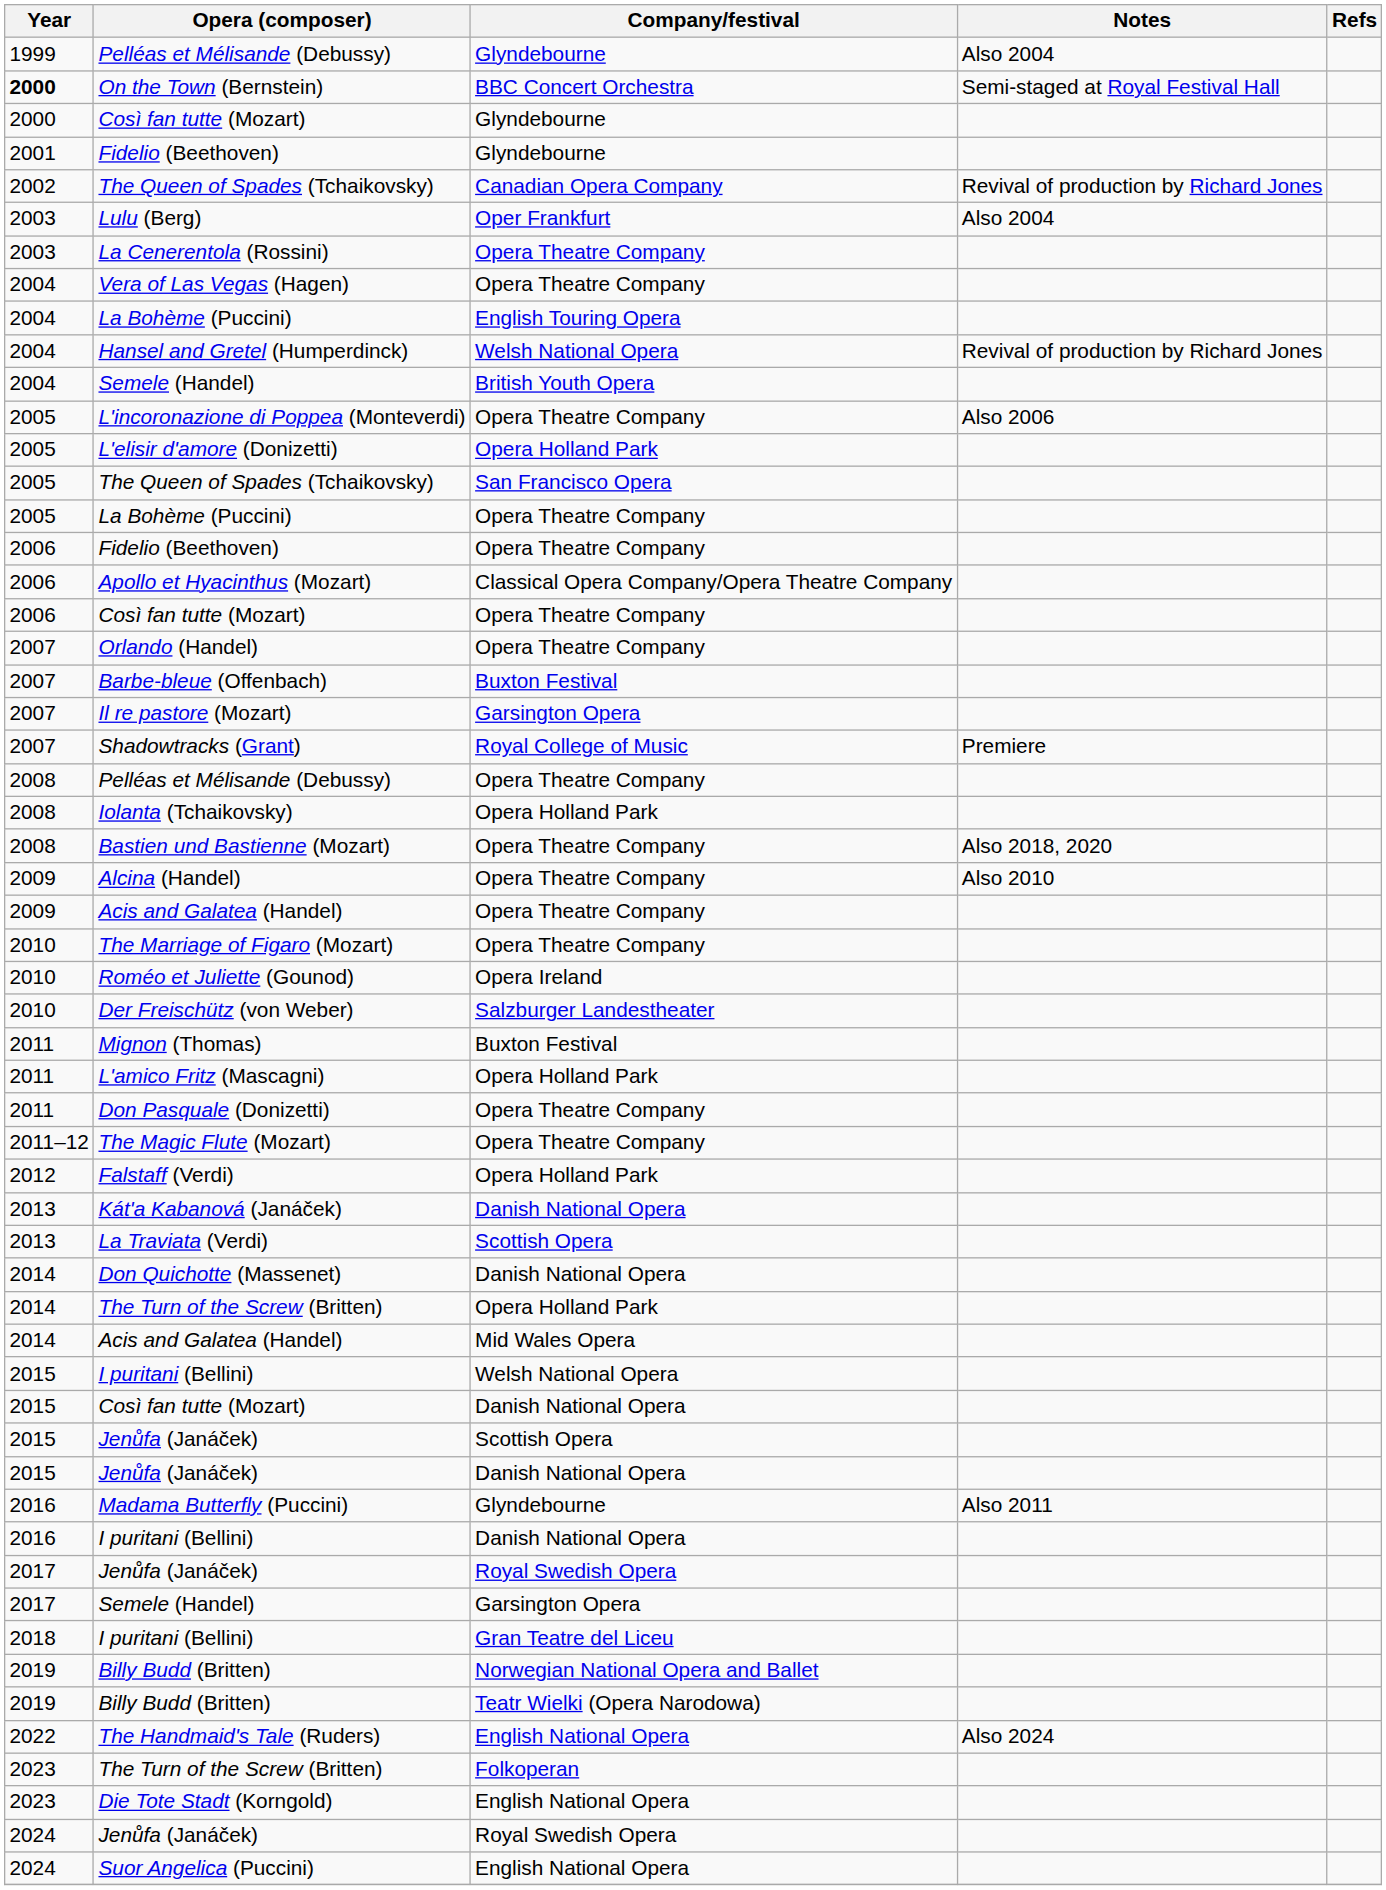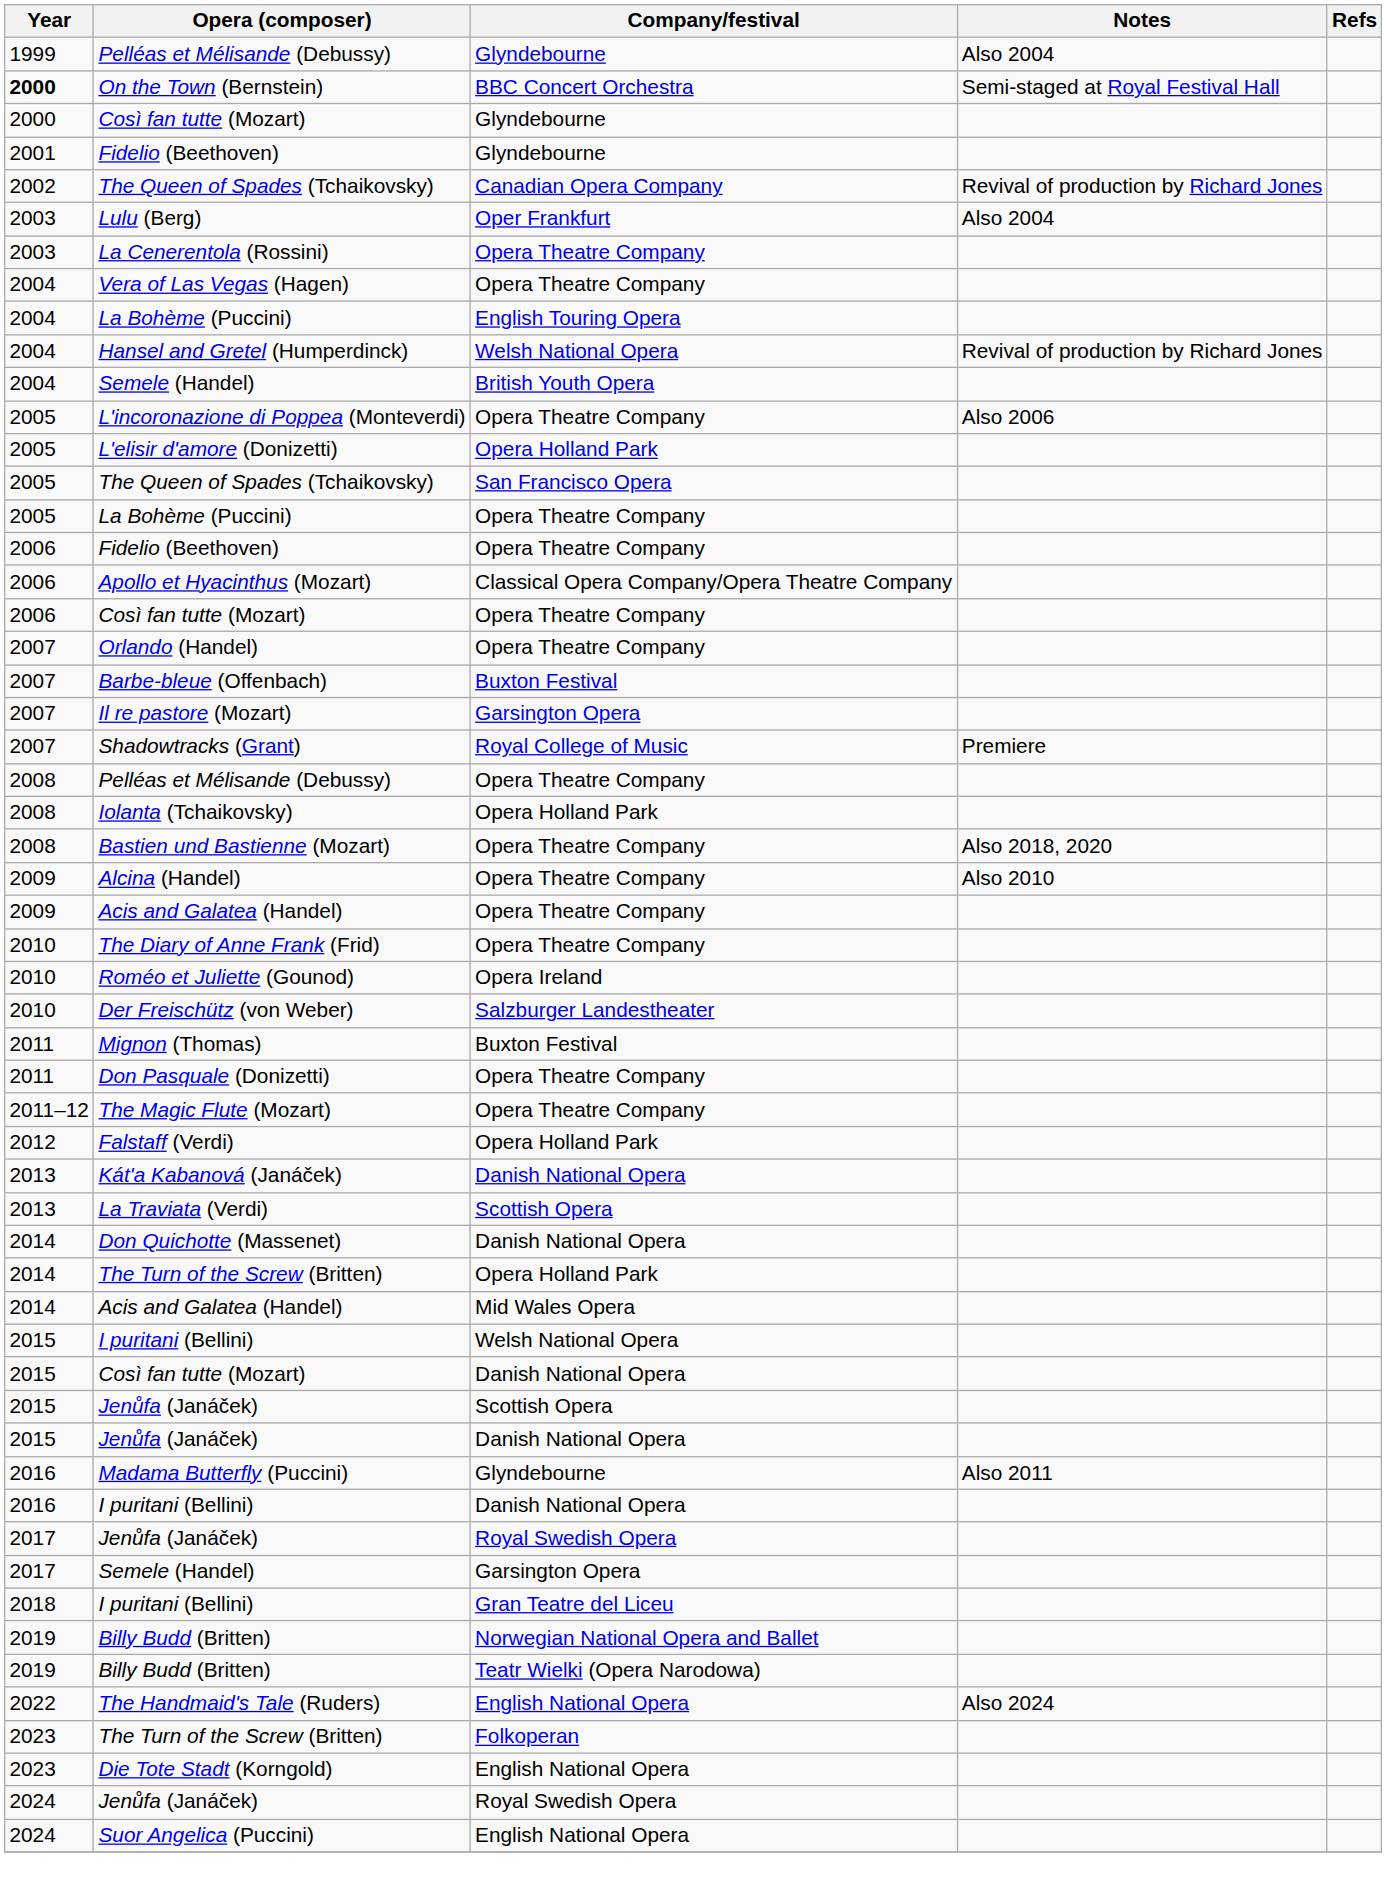+ row: (239, 944)
- row: (246, 944)
- row: (211, 1076)
